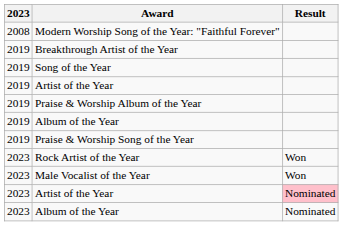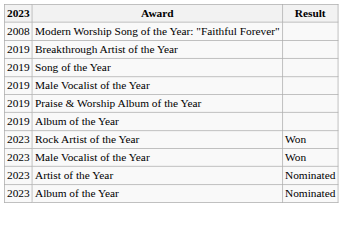+ row: (18, 85)
- row: (18, 85)
- row: (18, 139)
(310, 193) pink background -> (310, 175) no background
